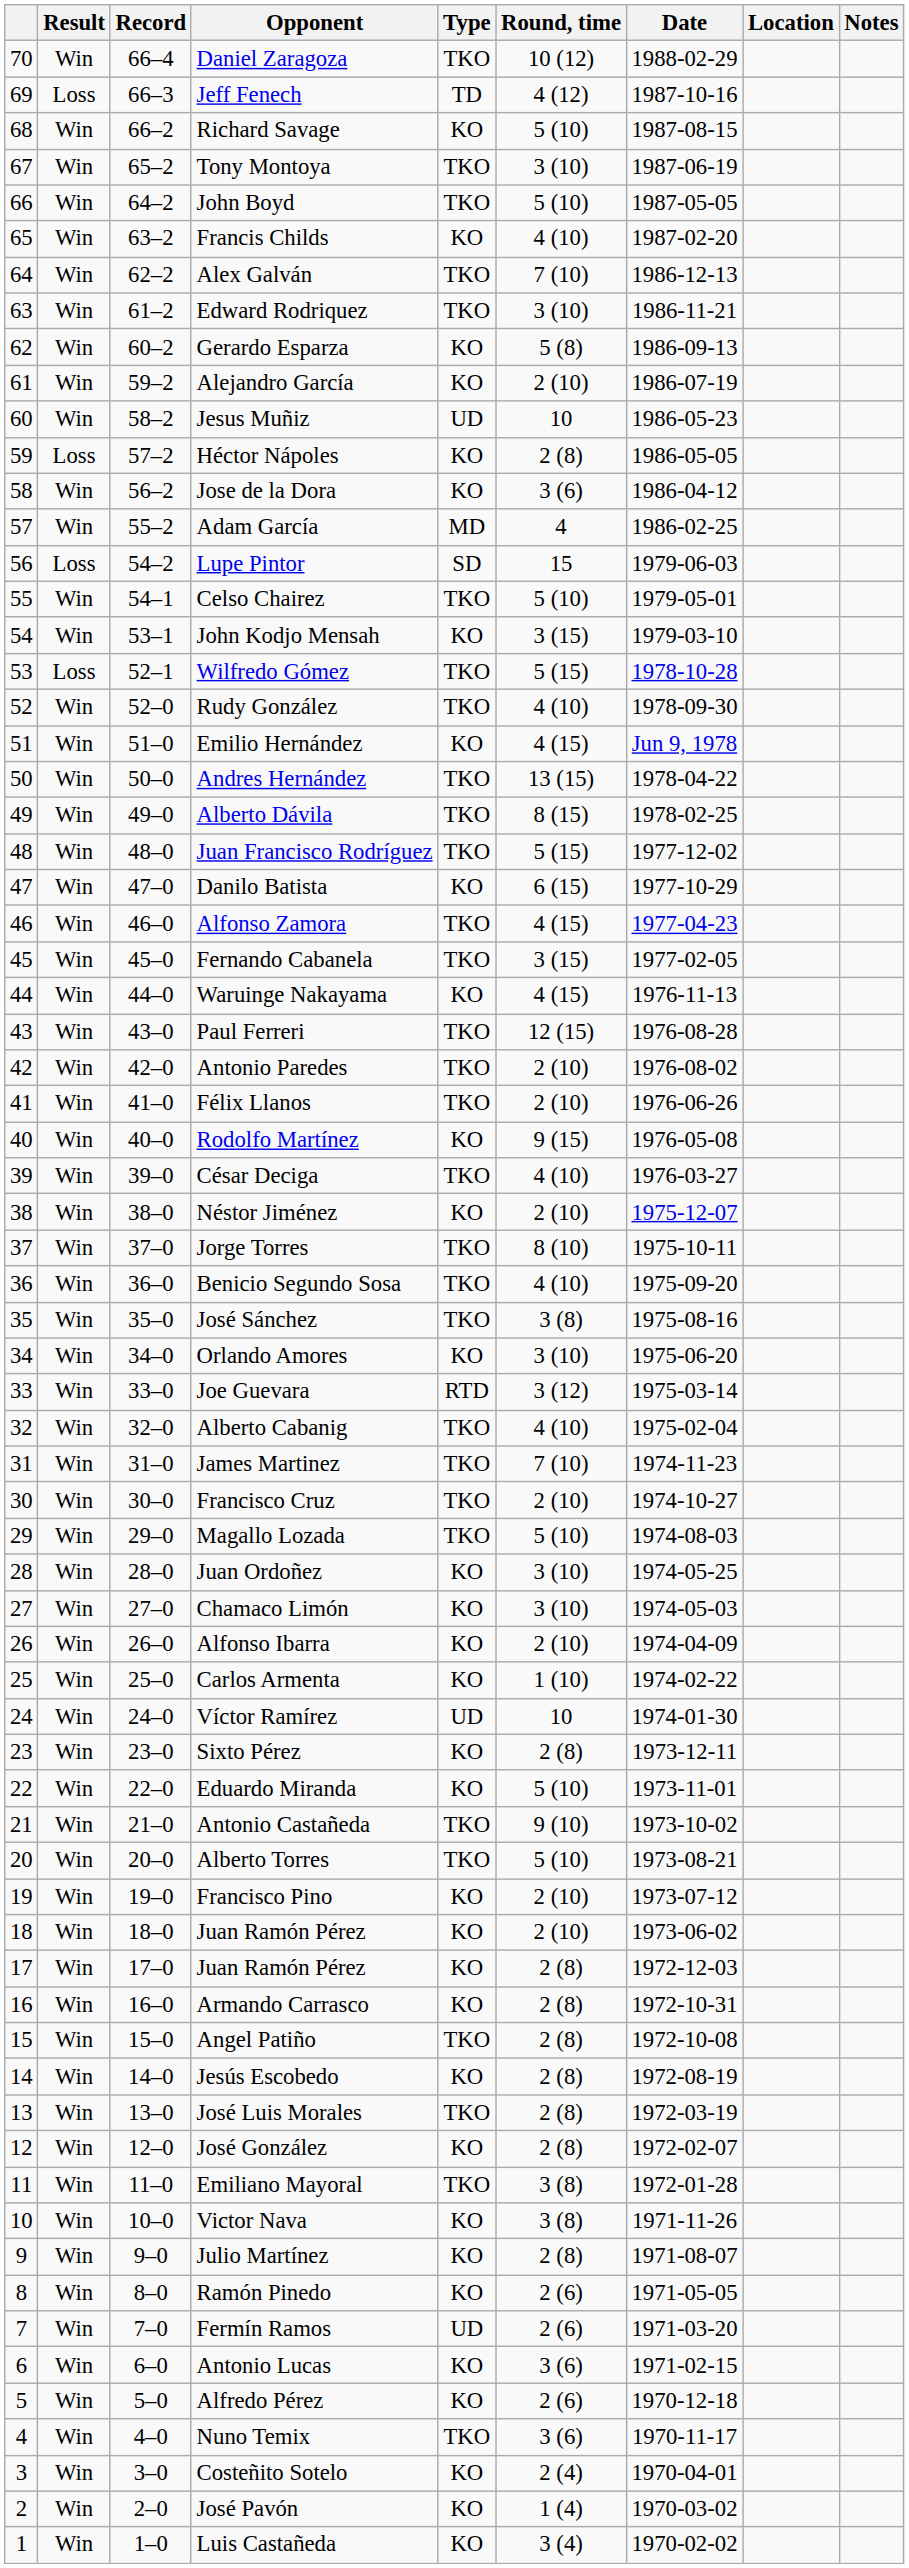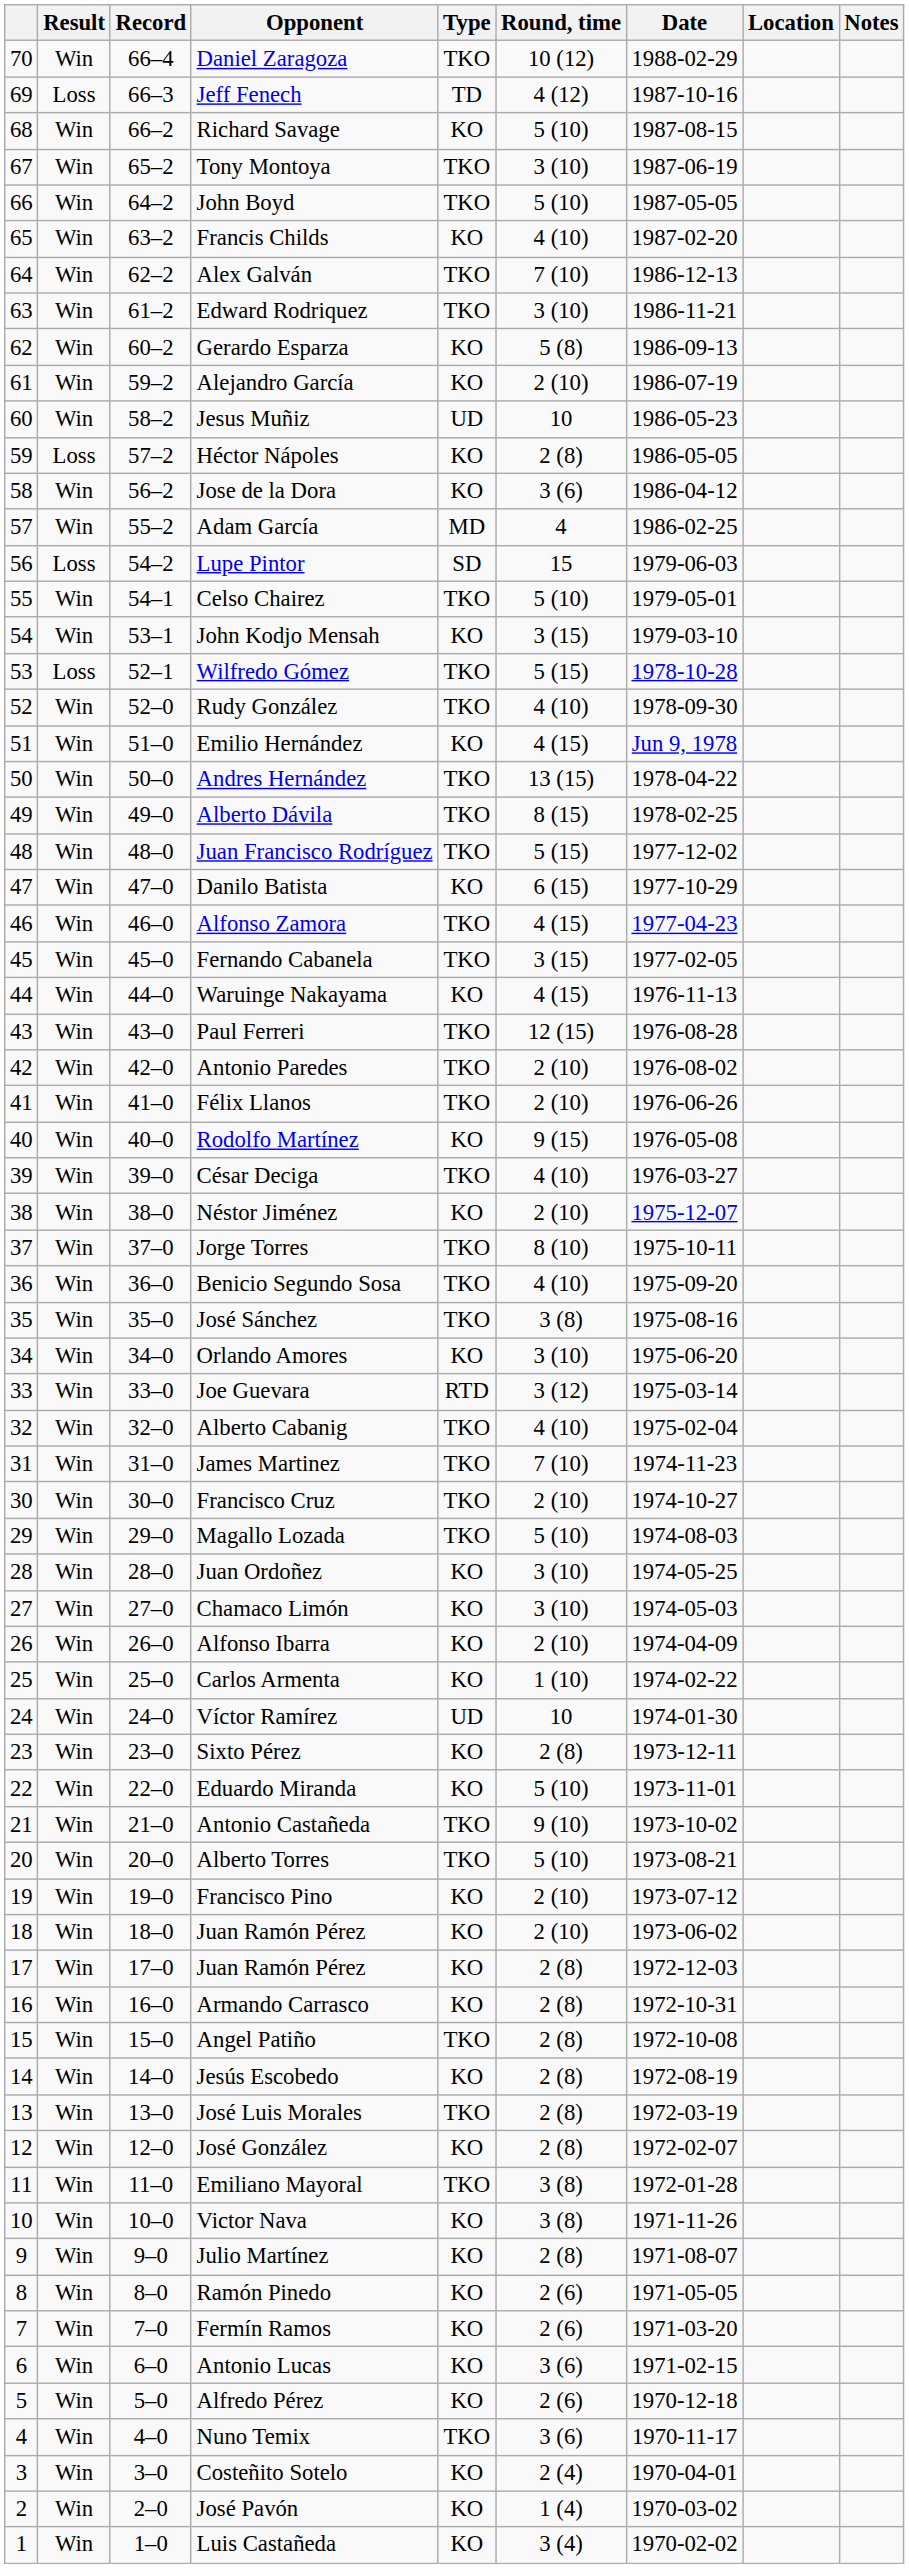(467, 2328) UD -> (467, 2328) KO
